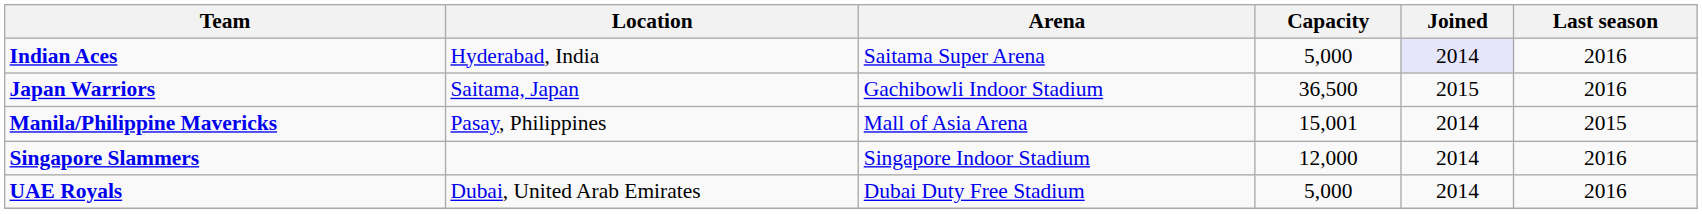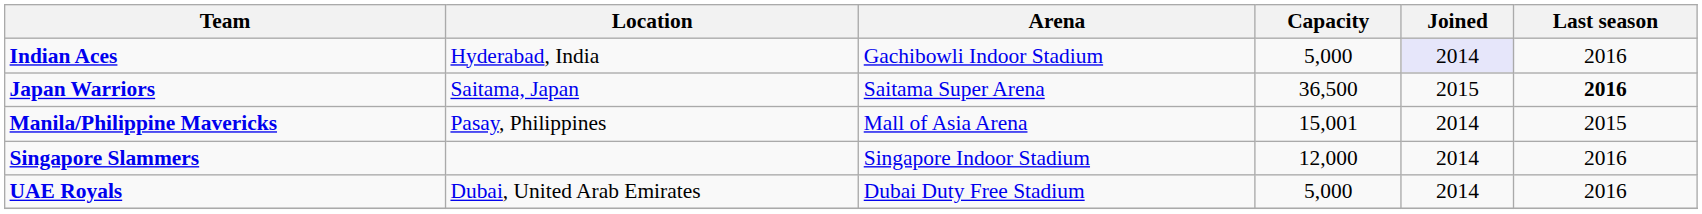(954, 55) Saitama Super Arena -> (983, 55) Gachibowli Indoor Stadium
(983, 89) Gachibowli Indoor Stadium -> (954, 89) Saitama Super Arena
(1605, 89) normal -> (1605, 89) bold
